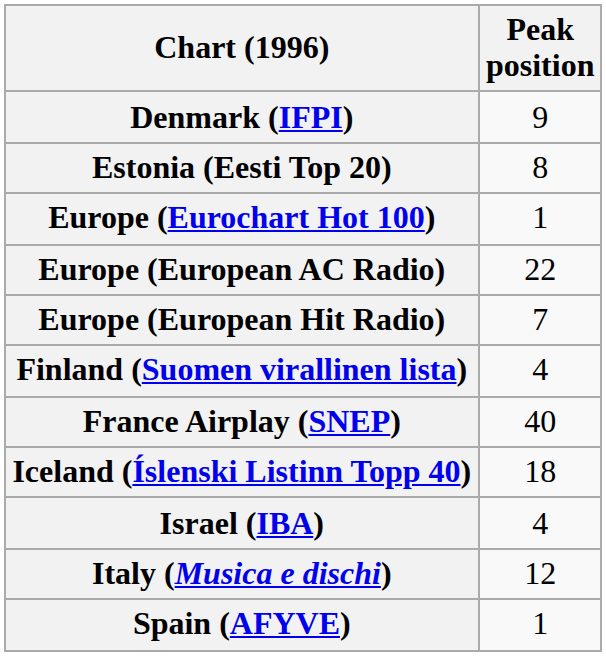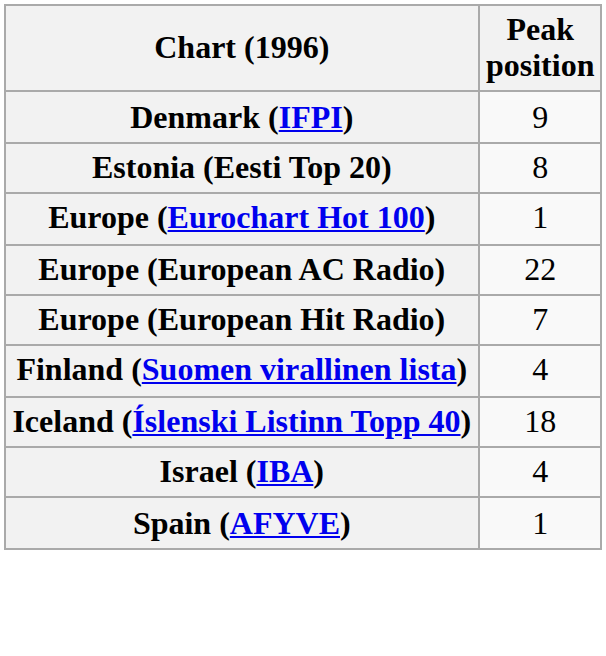- row: (242, 421)
- row: (242, 573)
